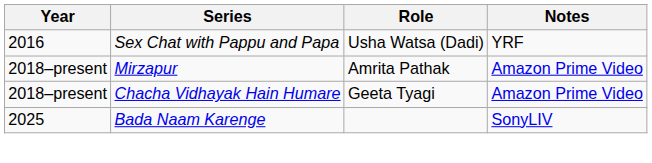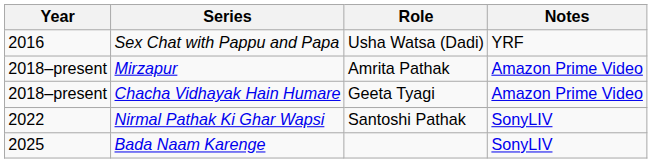+ row: (219, 119)
